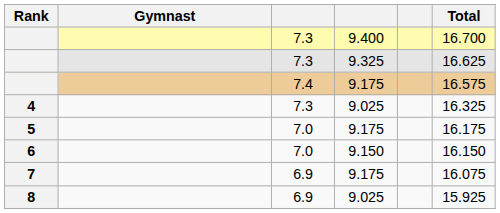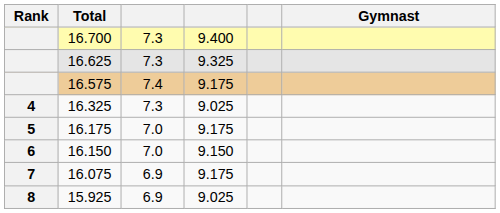columns swapped: (165, 16) <-> (464, 16)
